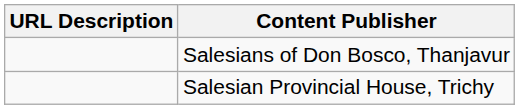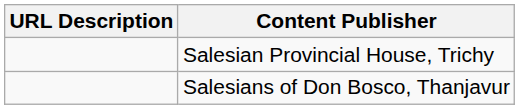rows swapped: (346, 54) <-> (339, 87)
